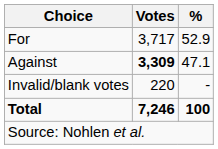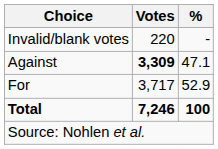rows swapped: (19, 39) <-> (68, 86)
